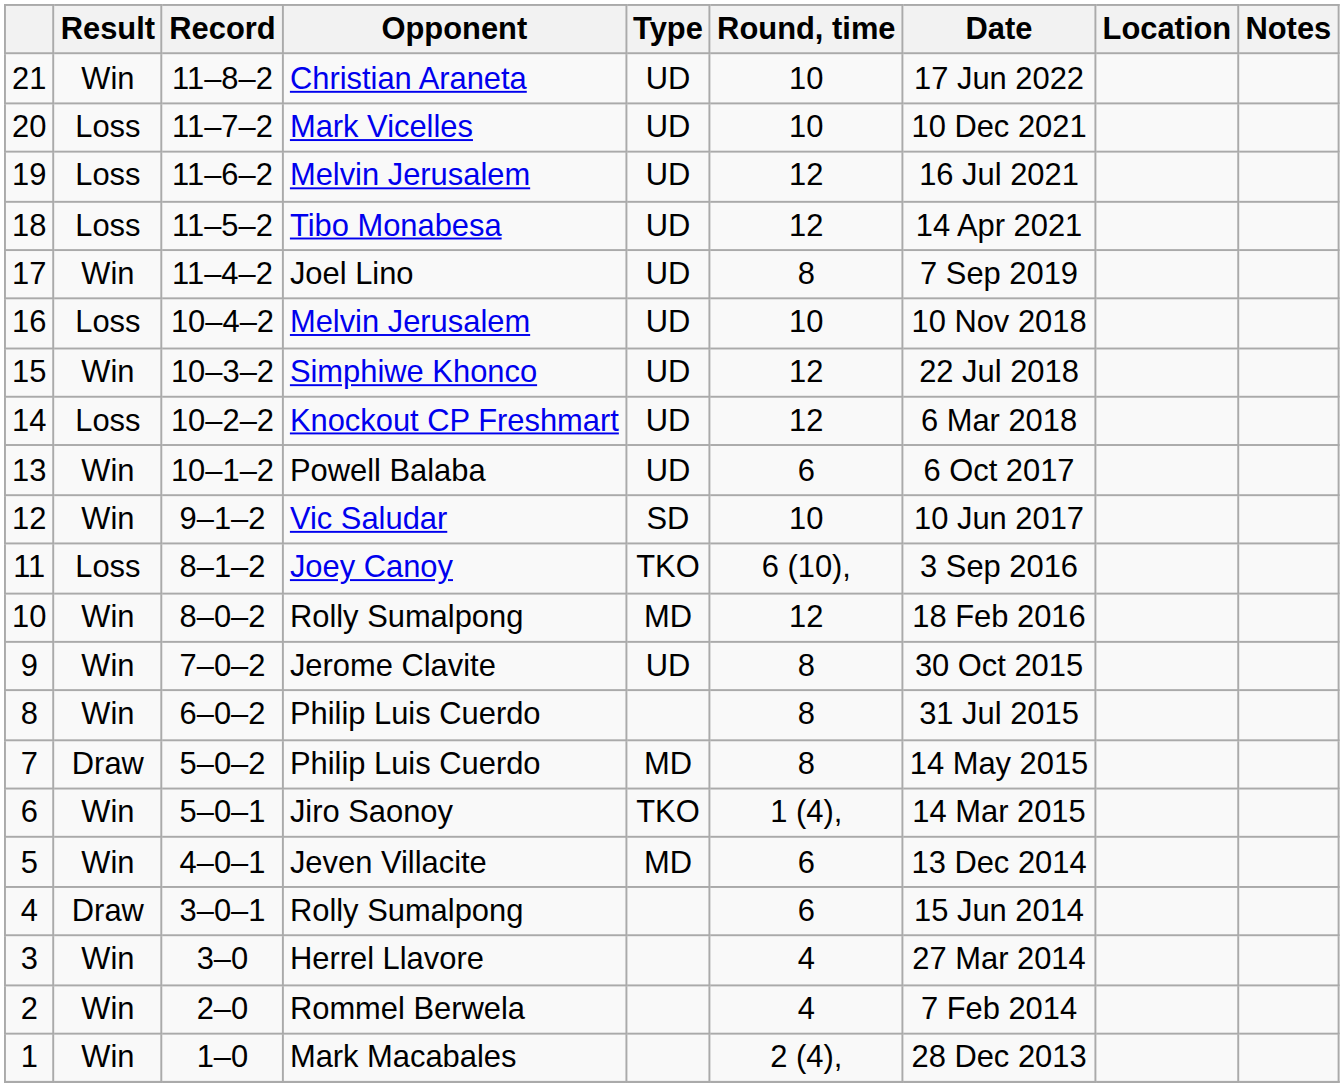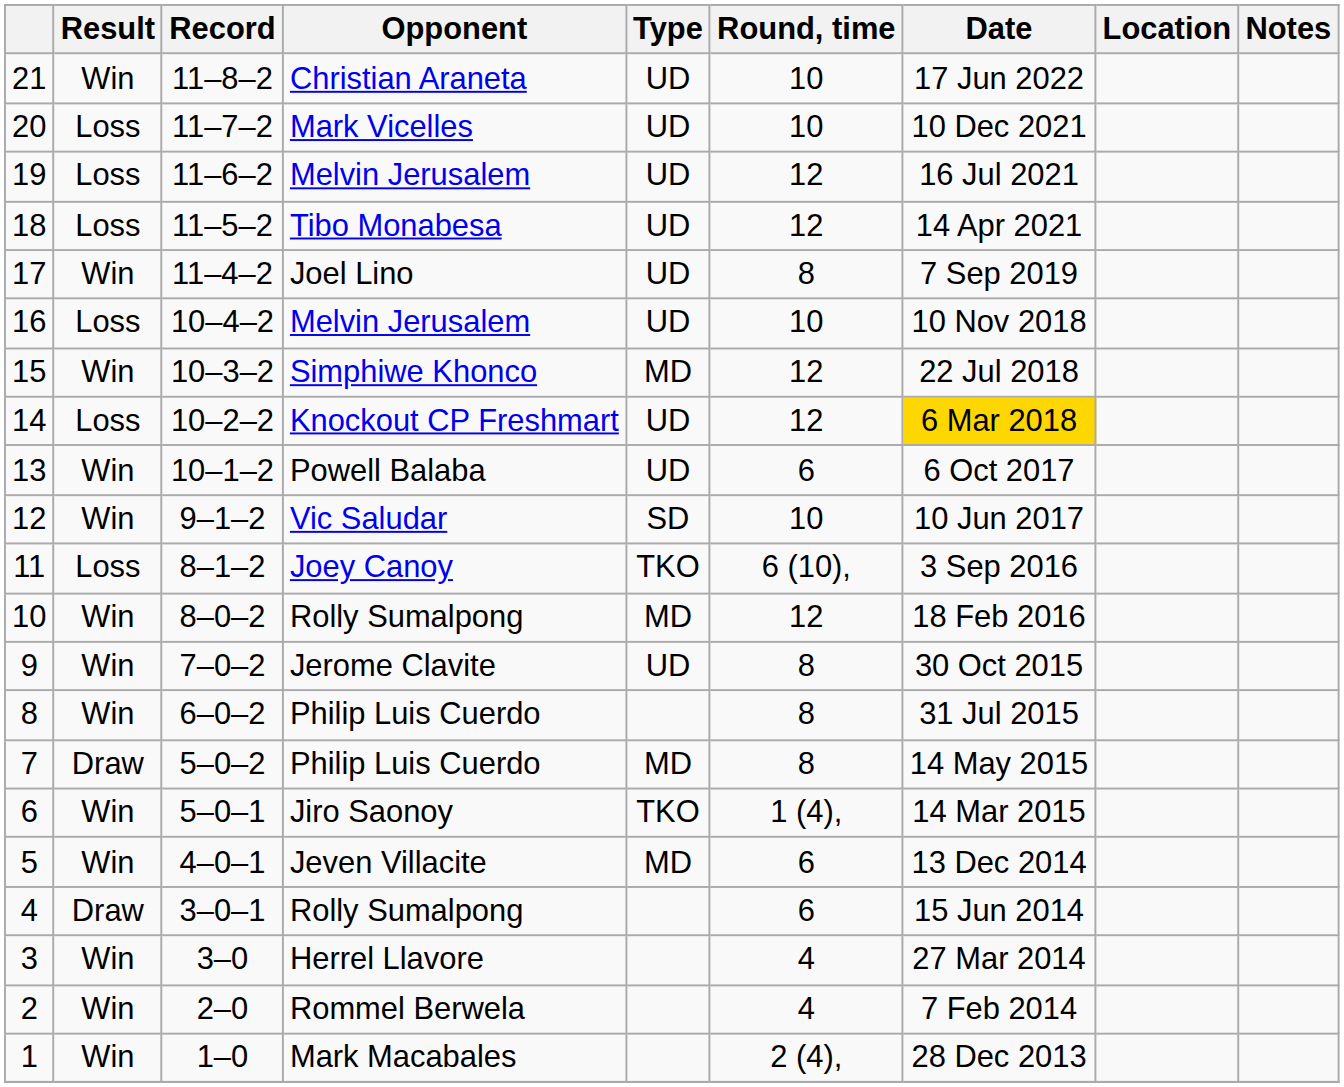(668, 371) UD -> (668, 371) MD
(999, 420) no background -> (999, 420) gold background
